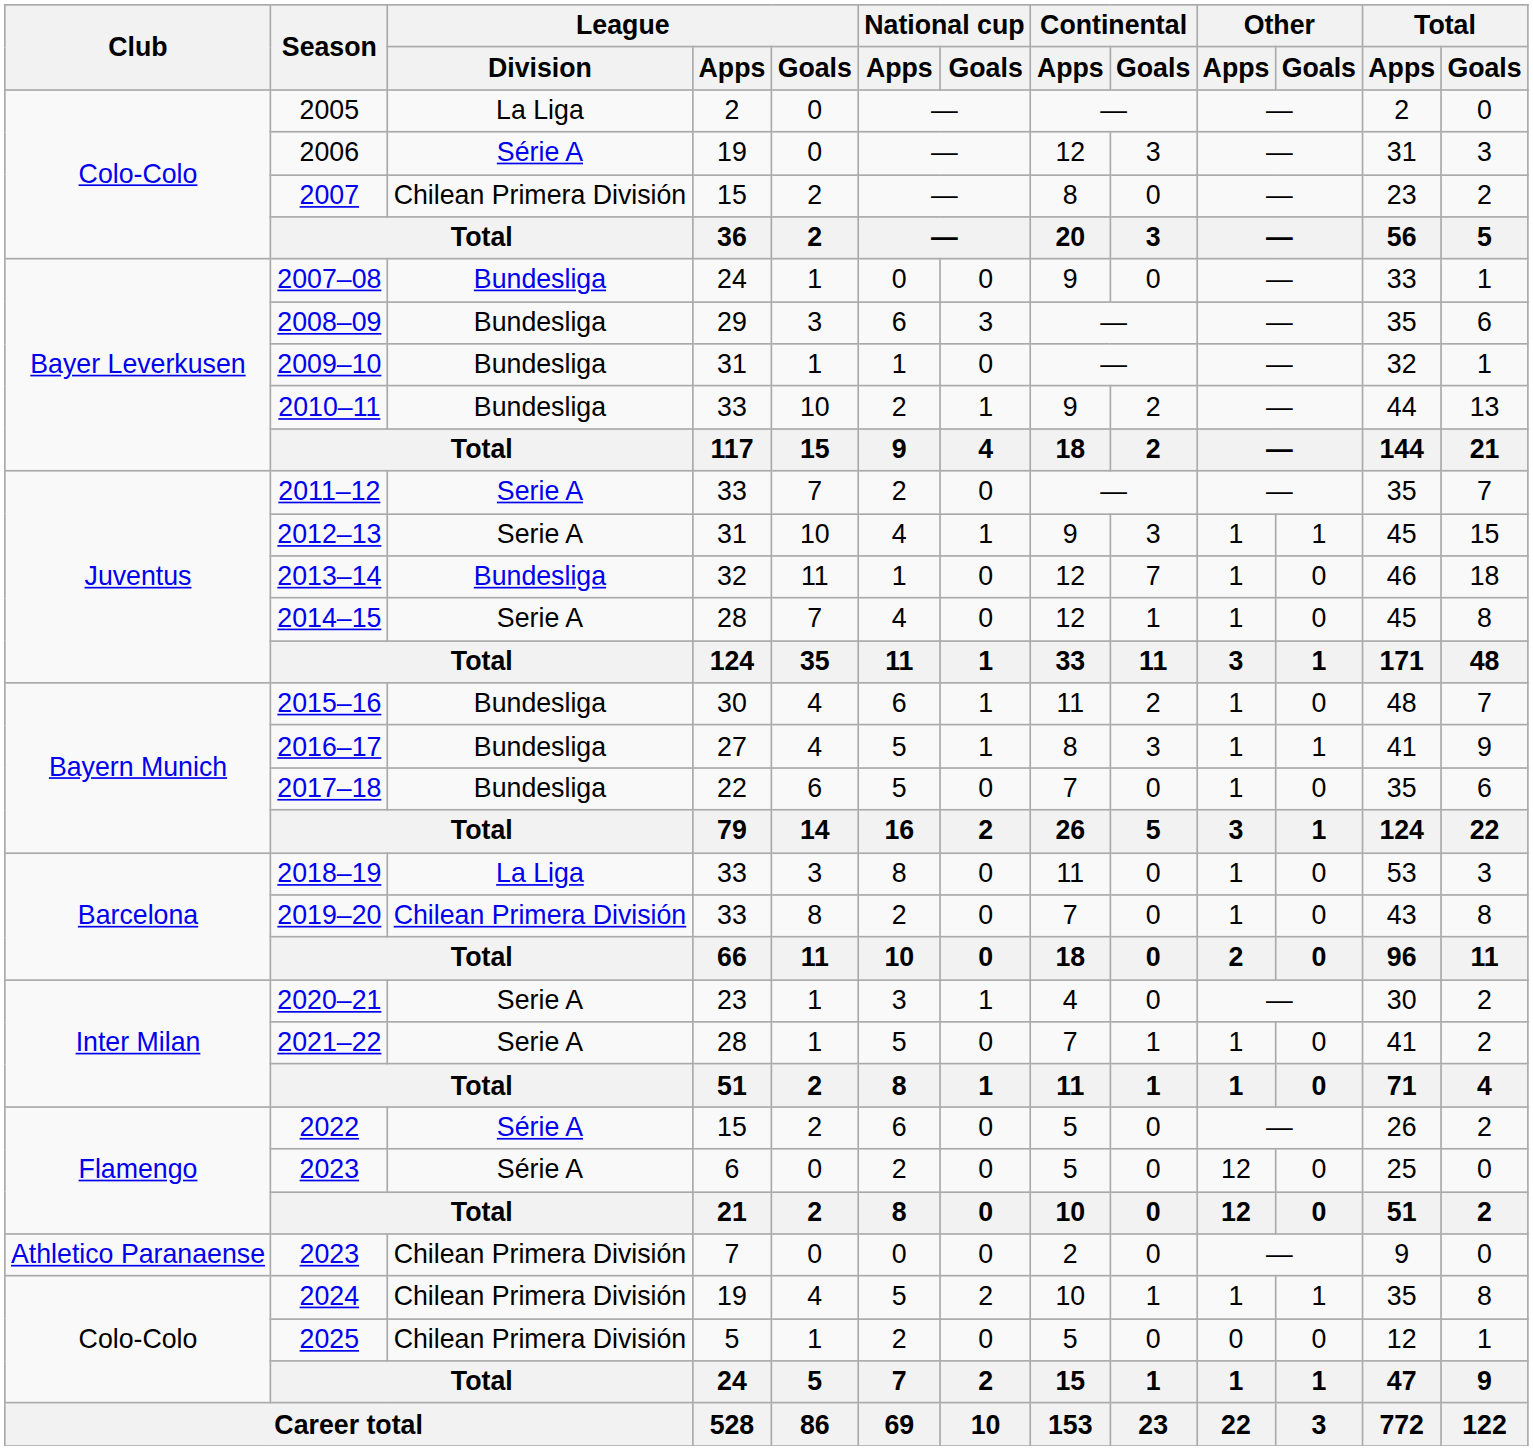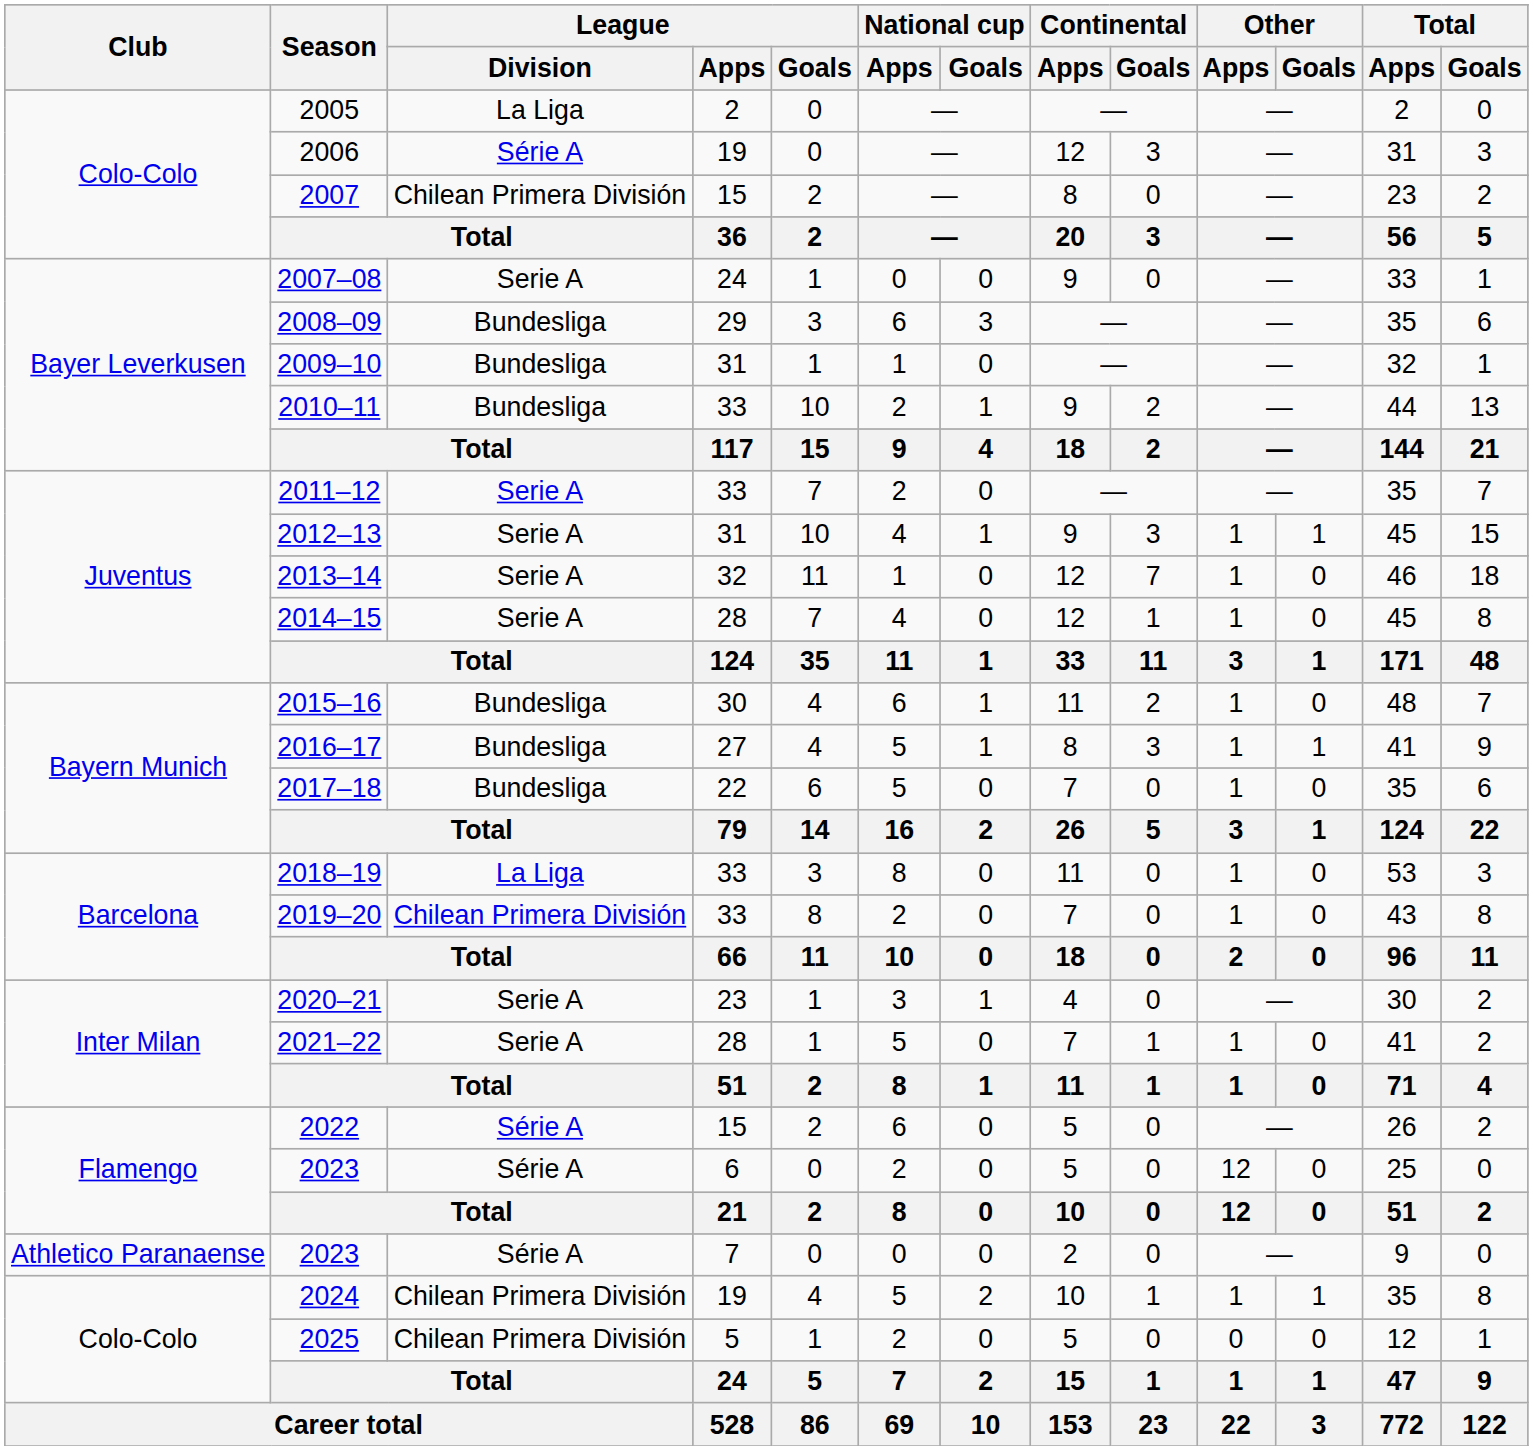(540, 279) Bundesliga -> (540, 279) Serie A
(540, 576) Bundesliga -> (540, 576) Serie A
(540, 1254) Chilean Primera División -> (540, 1254) Série A
